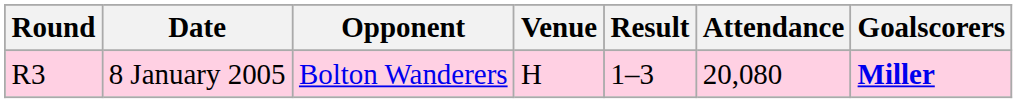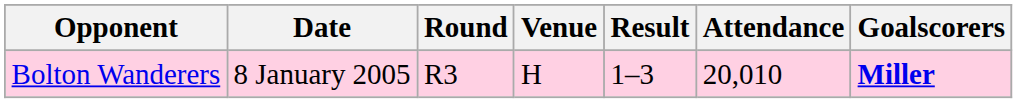columns swapped: (53, 27) <-> (403, 27)
(743, 73) 20,080 -> (743, 73) 20,010
